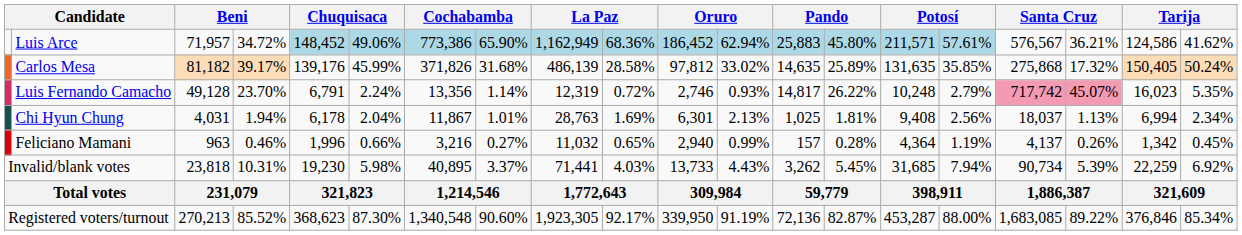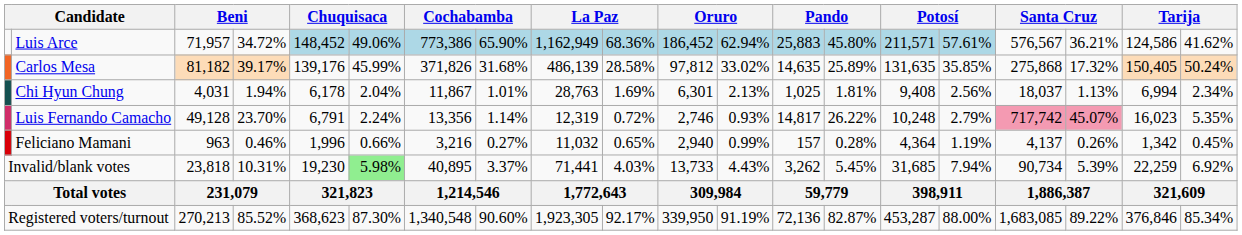rows swapped: (93, 92) <-> (70, 117)
(381, 167) no background -> (381, 167) lightgreen background
